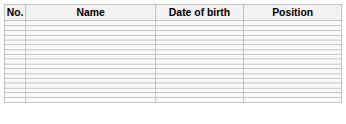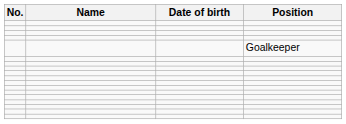+ row: (15, 48)
